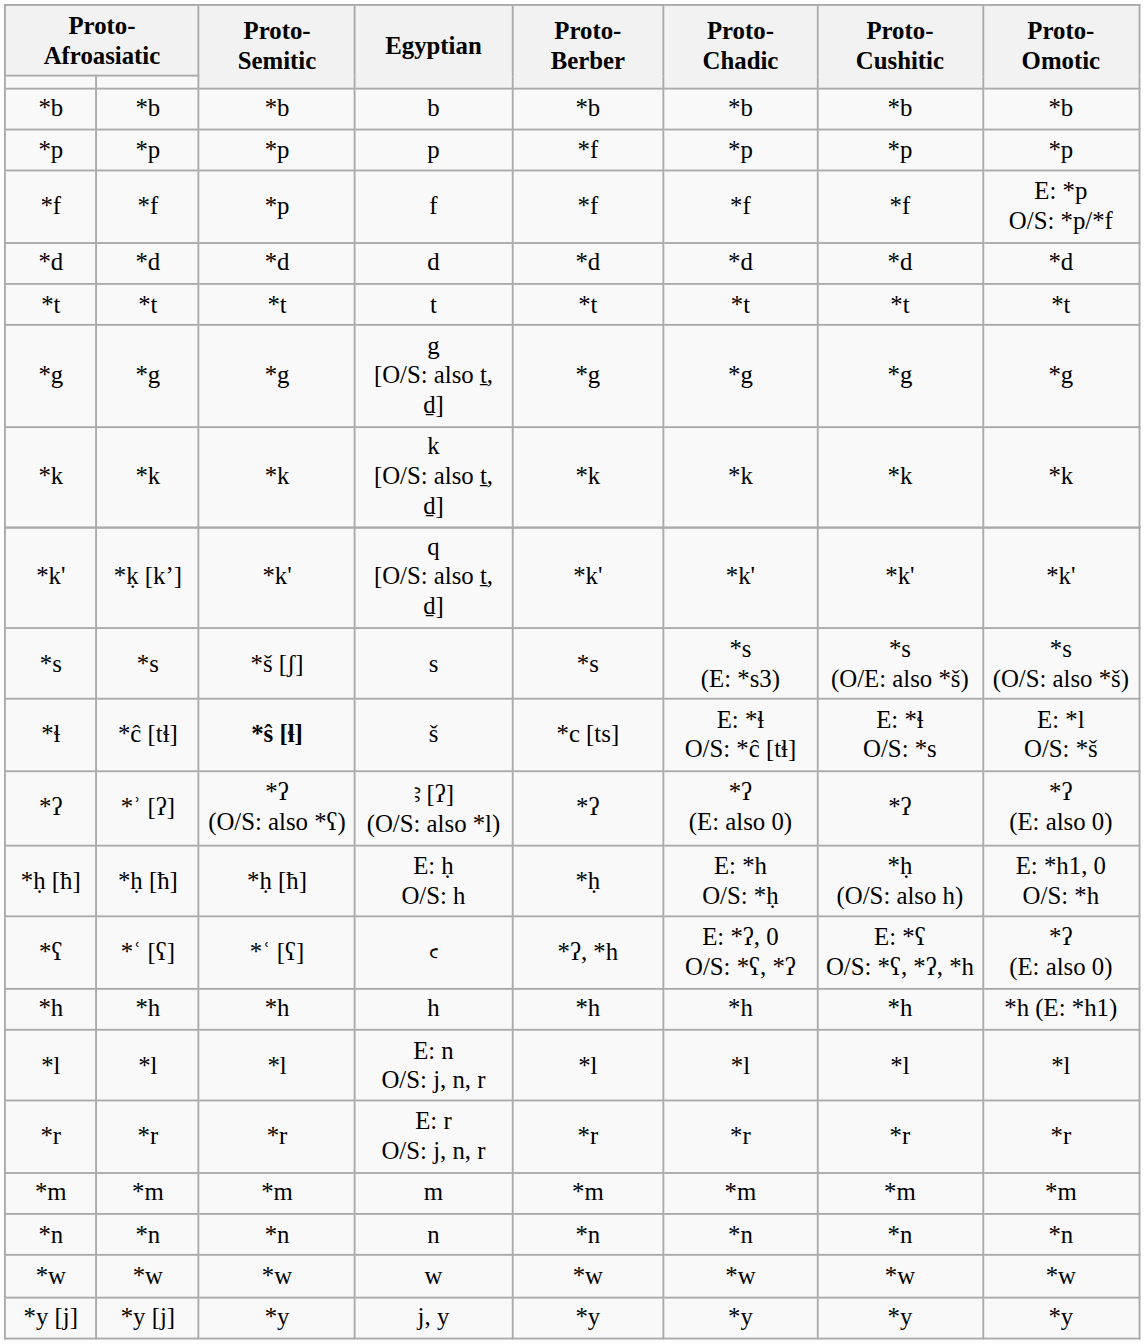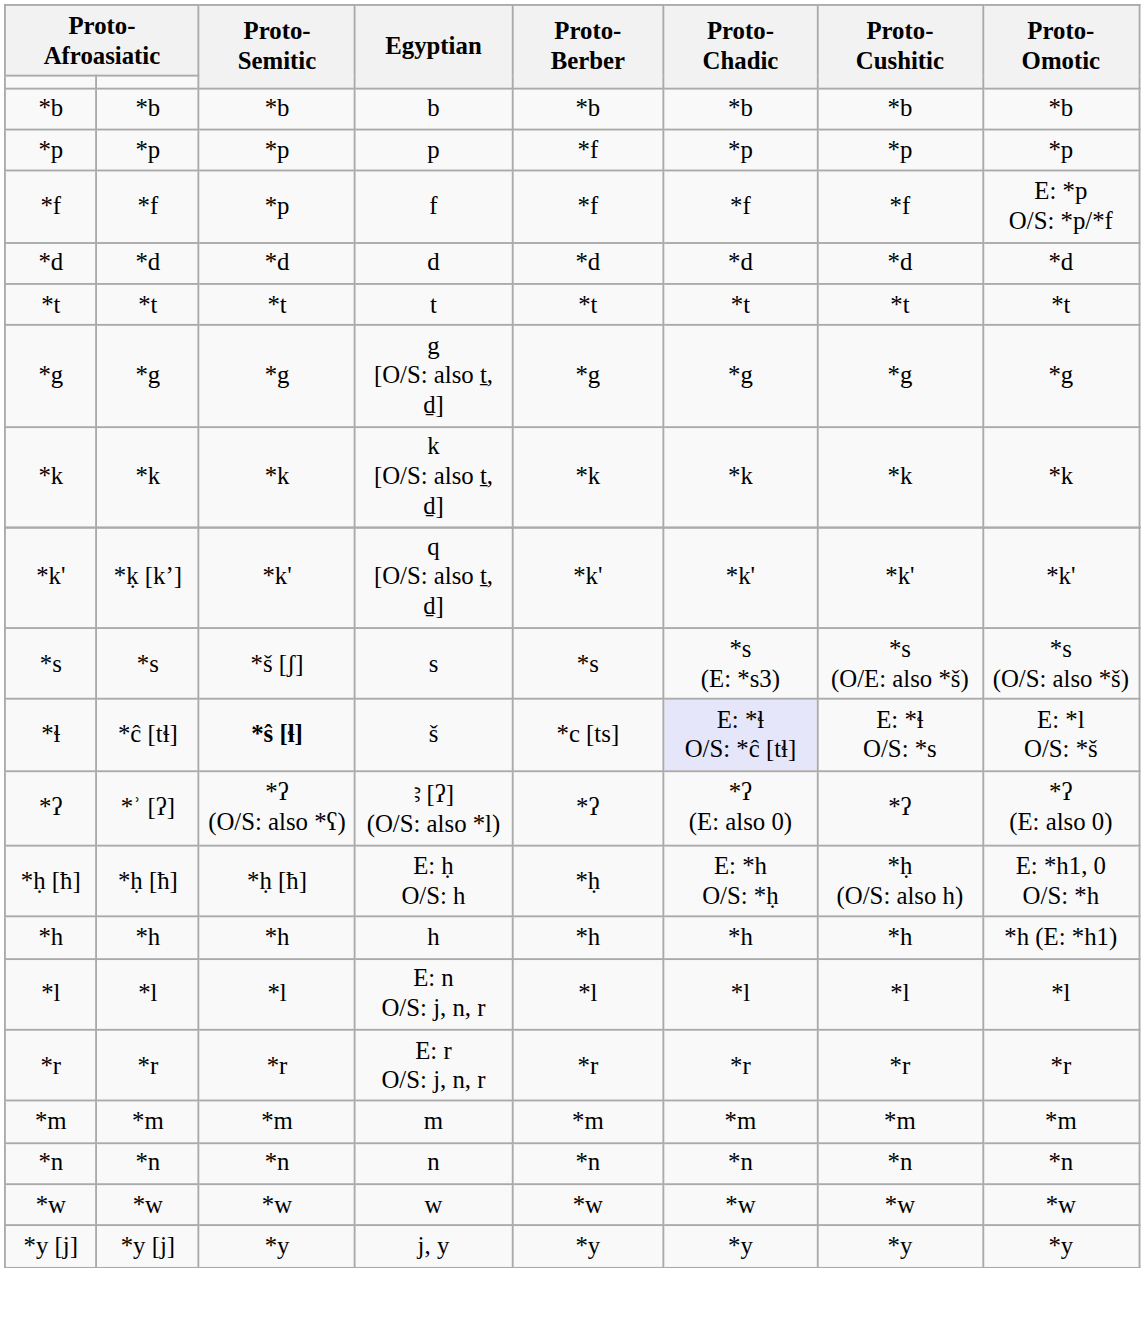(740, 735) no background -> (740, 735) lavender background
- row: (51, 952)
